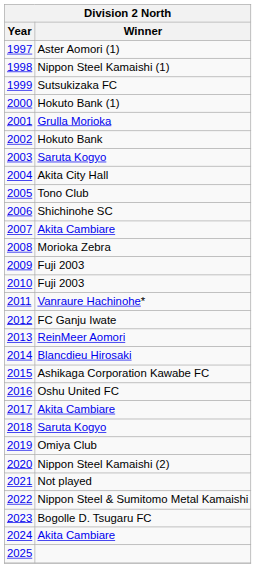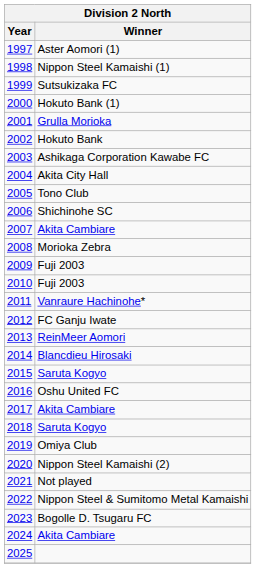(72, 157) Saruta Kogyo -> (123, 157) Ashikaga Corporation Kawabe FC
(123, 373) Ashikaga Corporation Kawabe FC -> (72, 373) Saruta Kogyo
